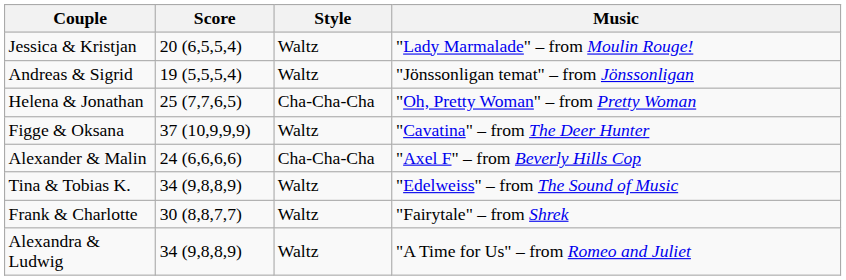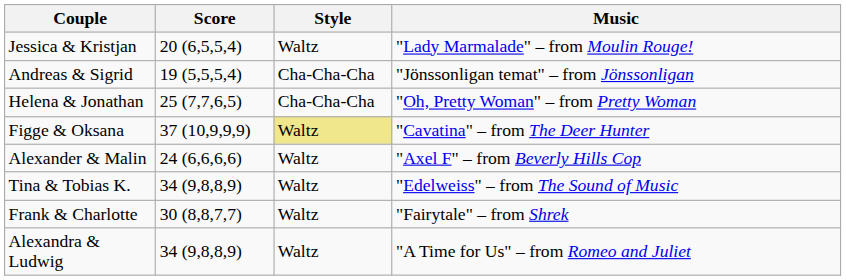(298, 74) Waltz -> (326, 74) Cha-Cha-Cha
(298, 130) no background -> (298, 130) khaki background
(326, 158) Cha-Cha-Cha -> (298, 158) Waltz
